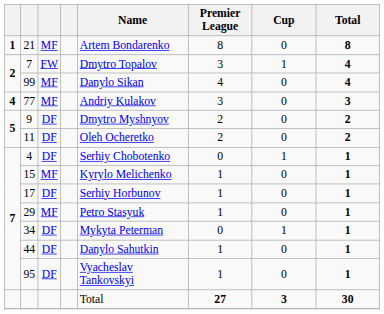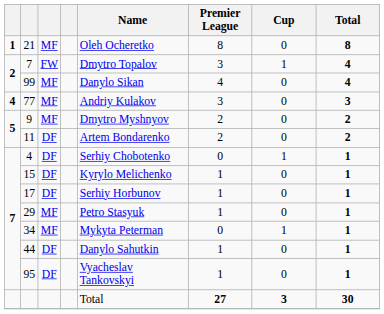(125, 45) Artem Bondarenko -> (117, 45) Oleh Ocheretko
(49, 119) DF -> (49, 119) MF
(117, 138) Oleh Ocheretko -> (125, 138) Artem Bondarenko
(49, 175) MF -> (49, 175) DF
(49, 230) DF -> (49, 230) MF
